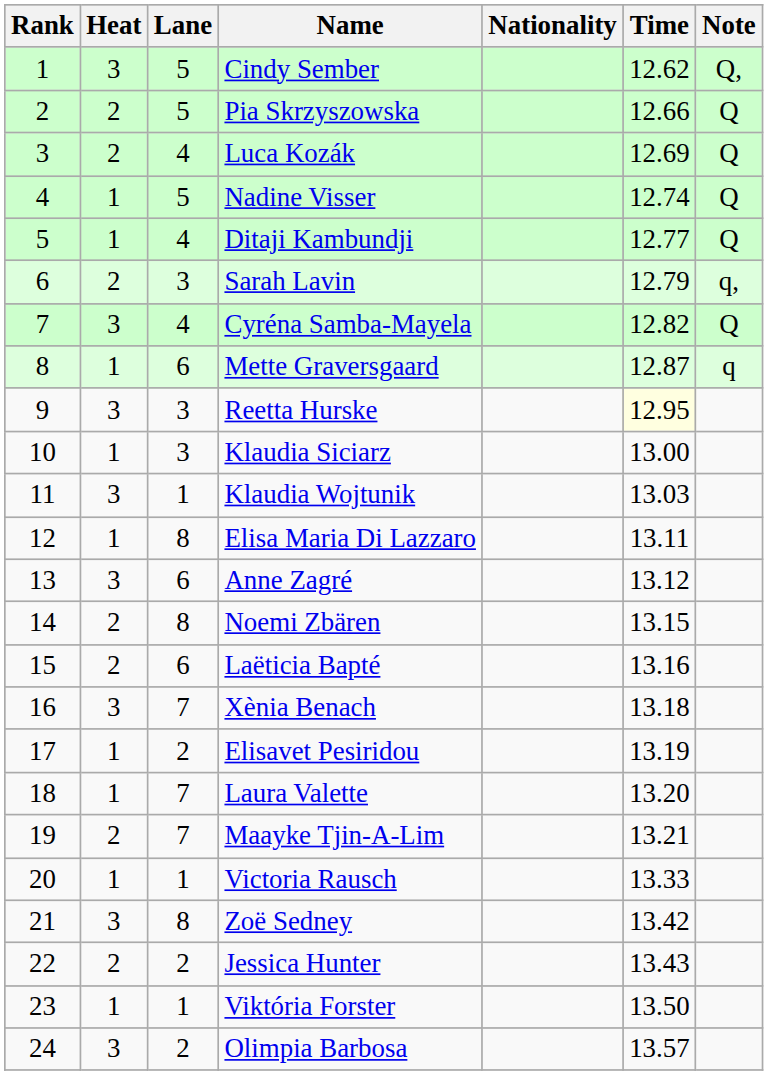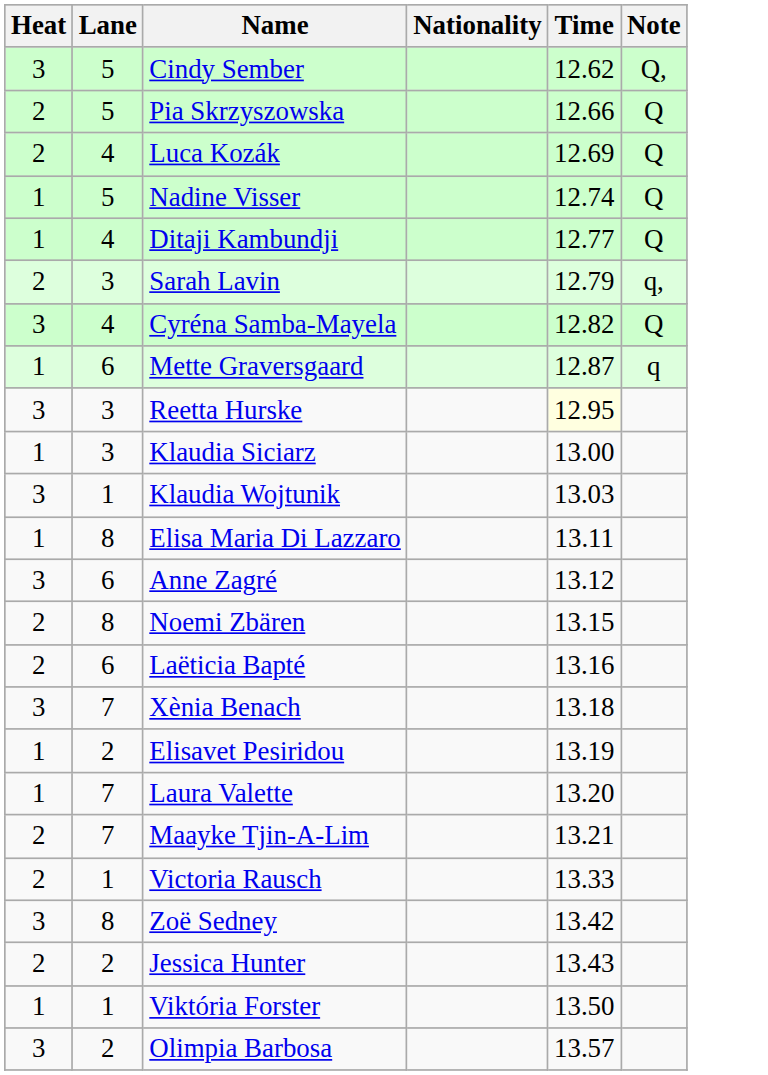- column: (42, 25)
(114, 878) 1 -> (39, 878) 2
